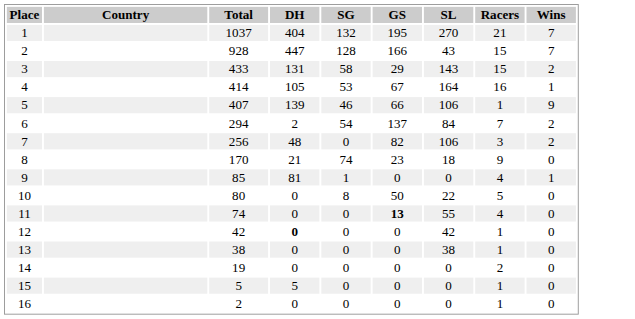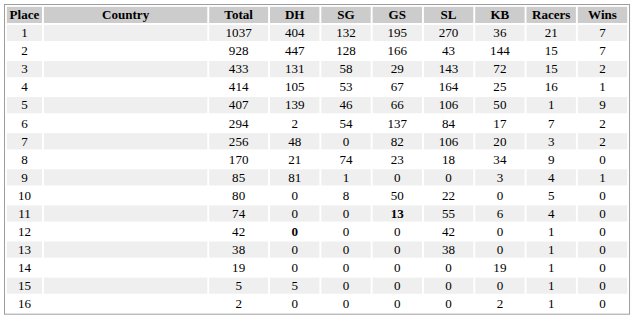+ column: (500, 15)
(500, 268) 2 -> (551, 268) 1
